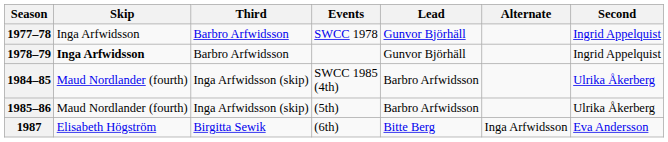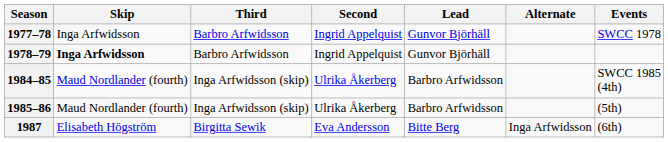columns swapped: (617, 14) <-> (346, 14)
